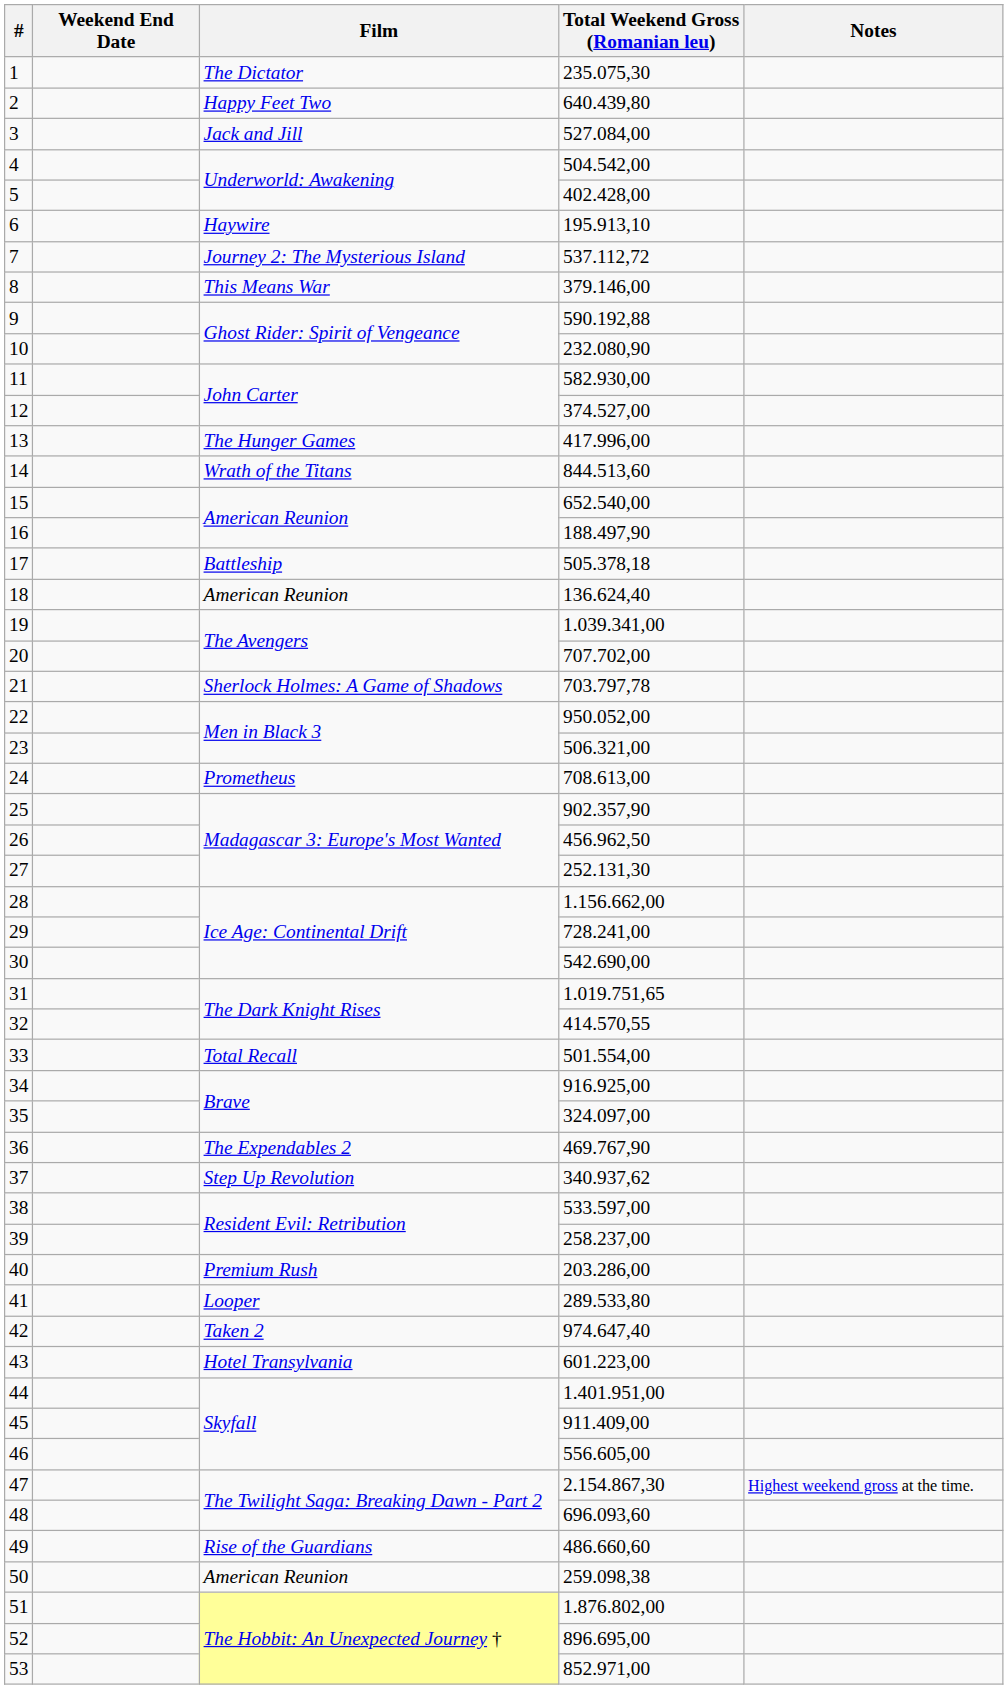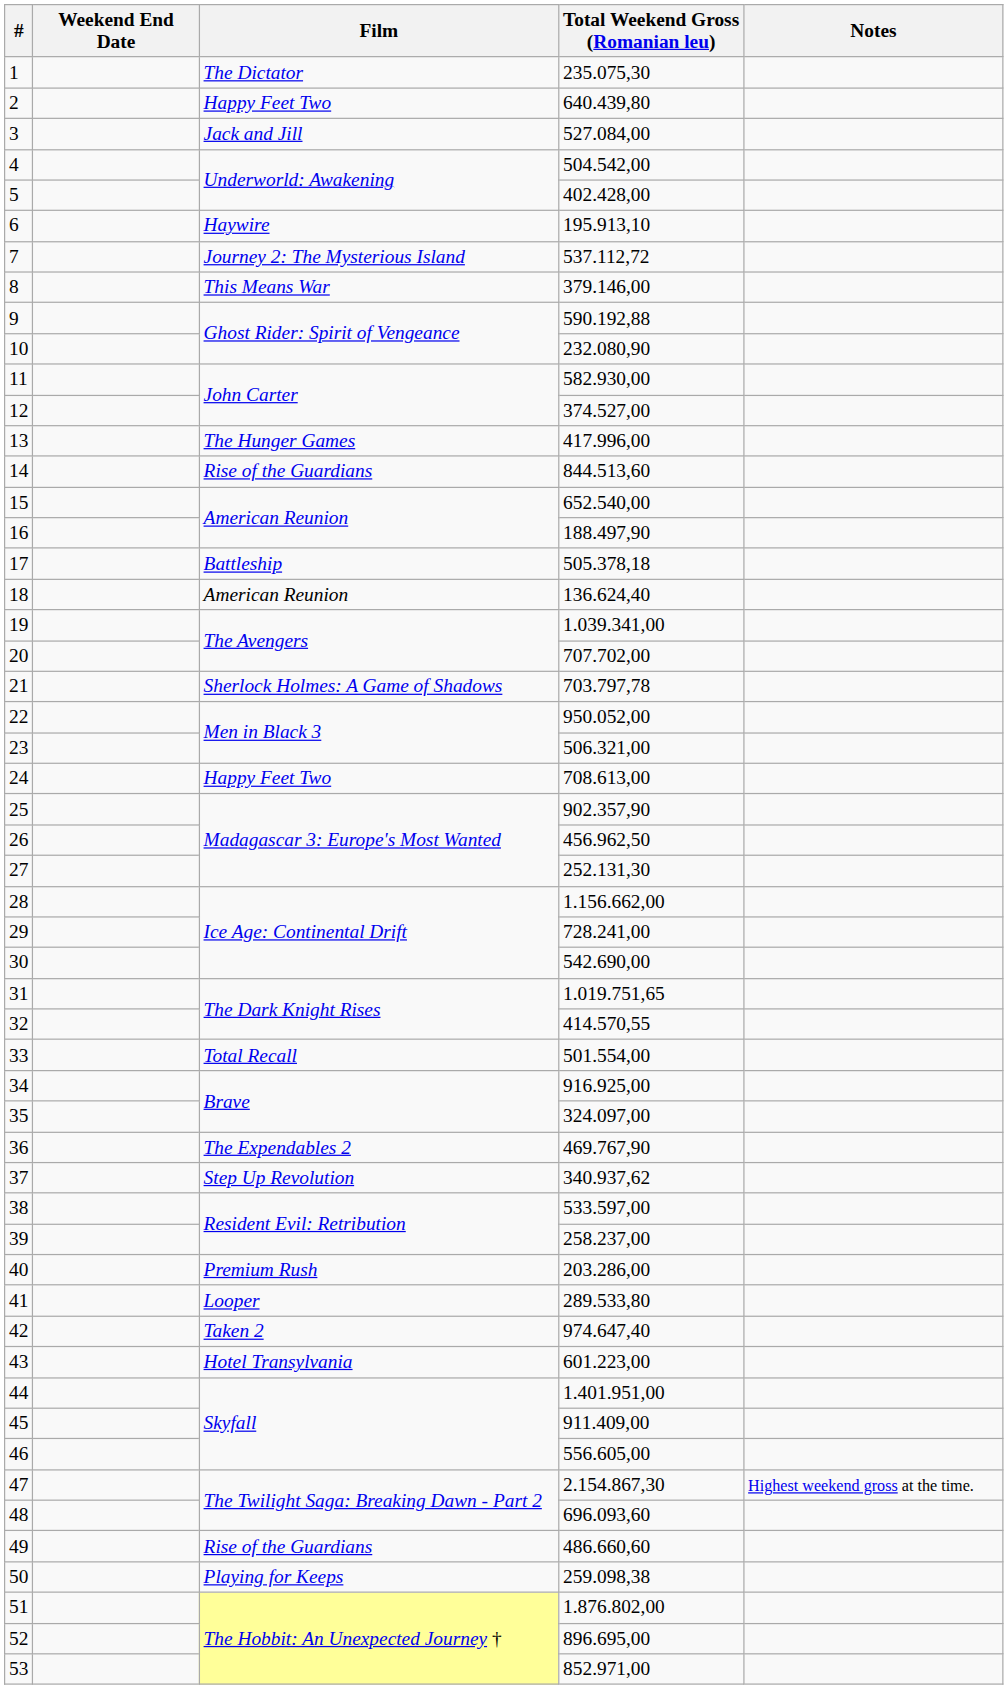(278, 471) Wrath of the Titans -> (288, 471) Rise of the Guardians
(249, 778) Prometheus -> (267, 778) Happy Feet Two
(276, 1576) American Reunion -> (273, 1576) Playing for Keeps
